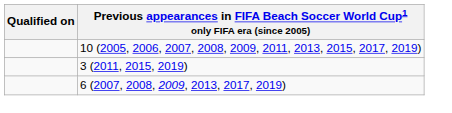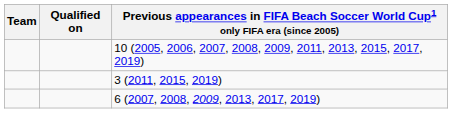+ column: (22, 21)
